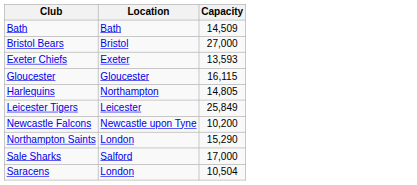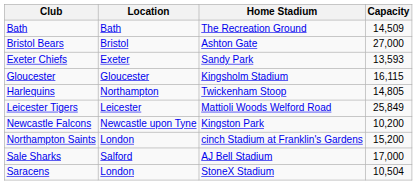+ column: (282, 12)
(222, 140) 15,290 -> (388, 140) 15,200
